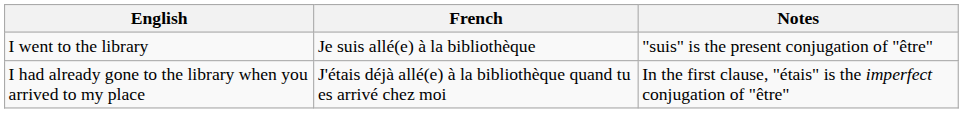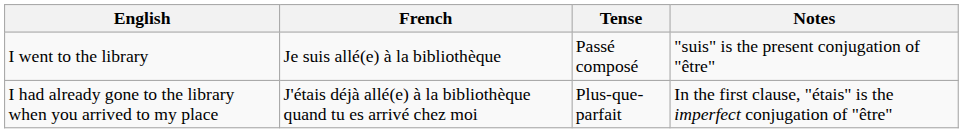+ column: (621, 18)
